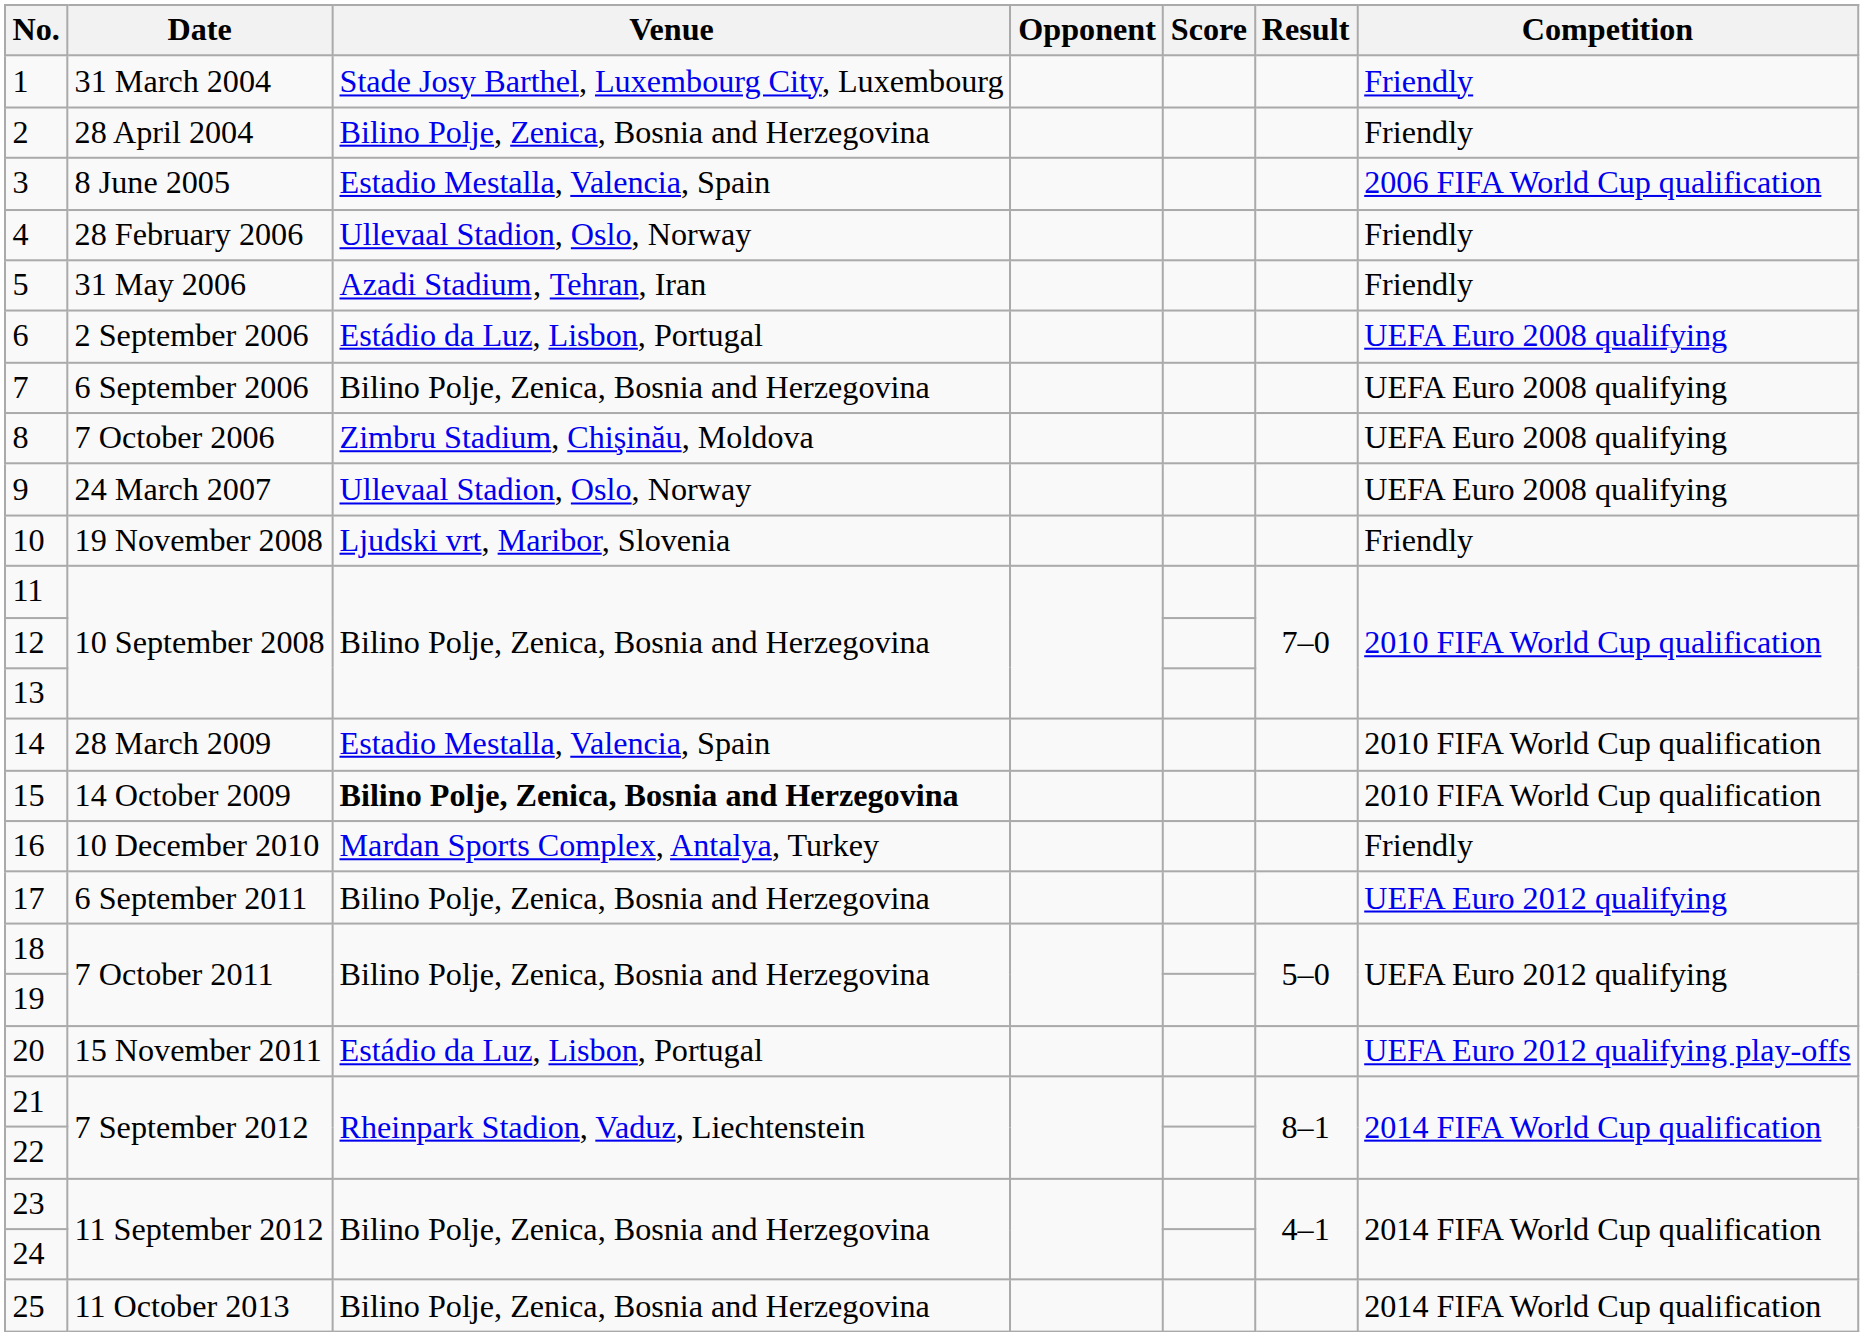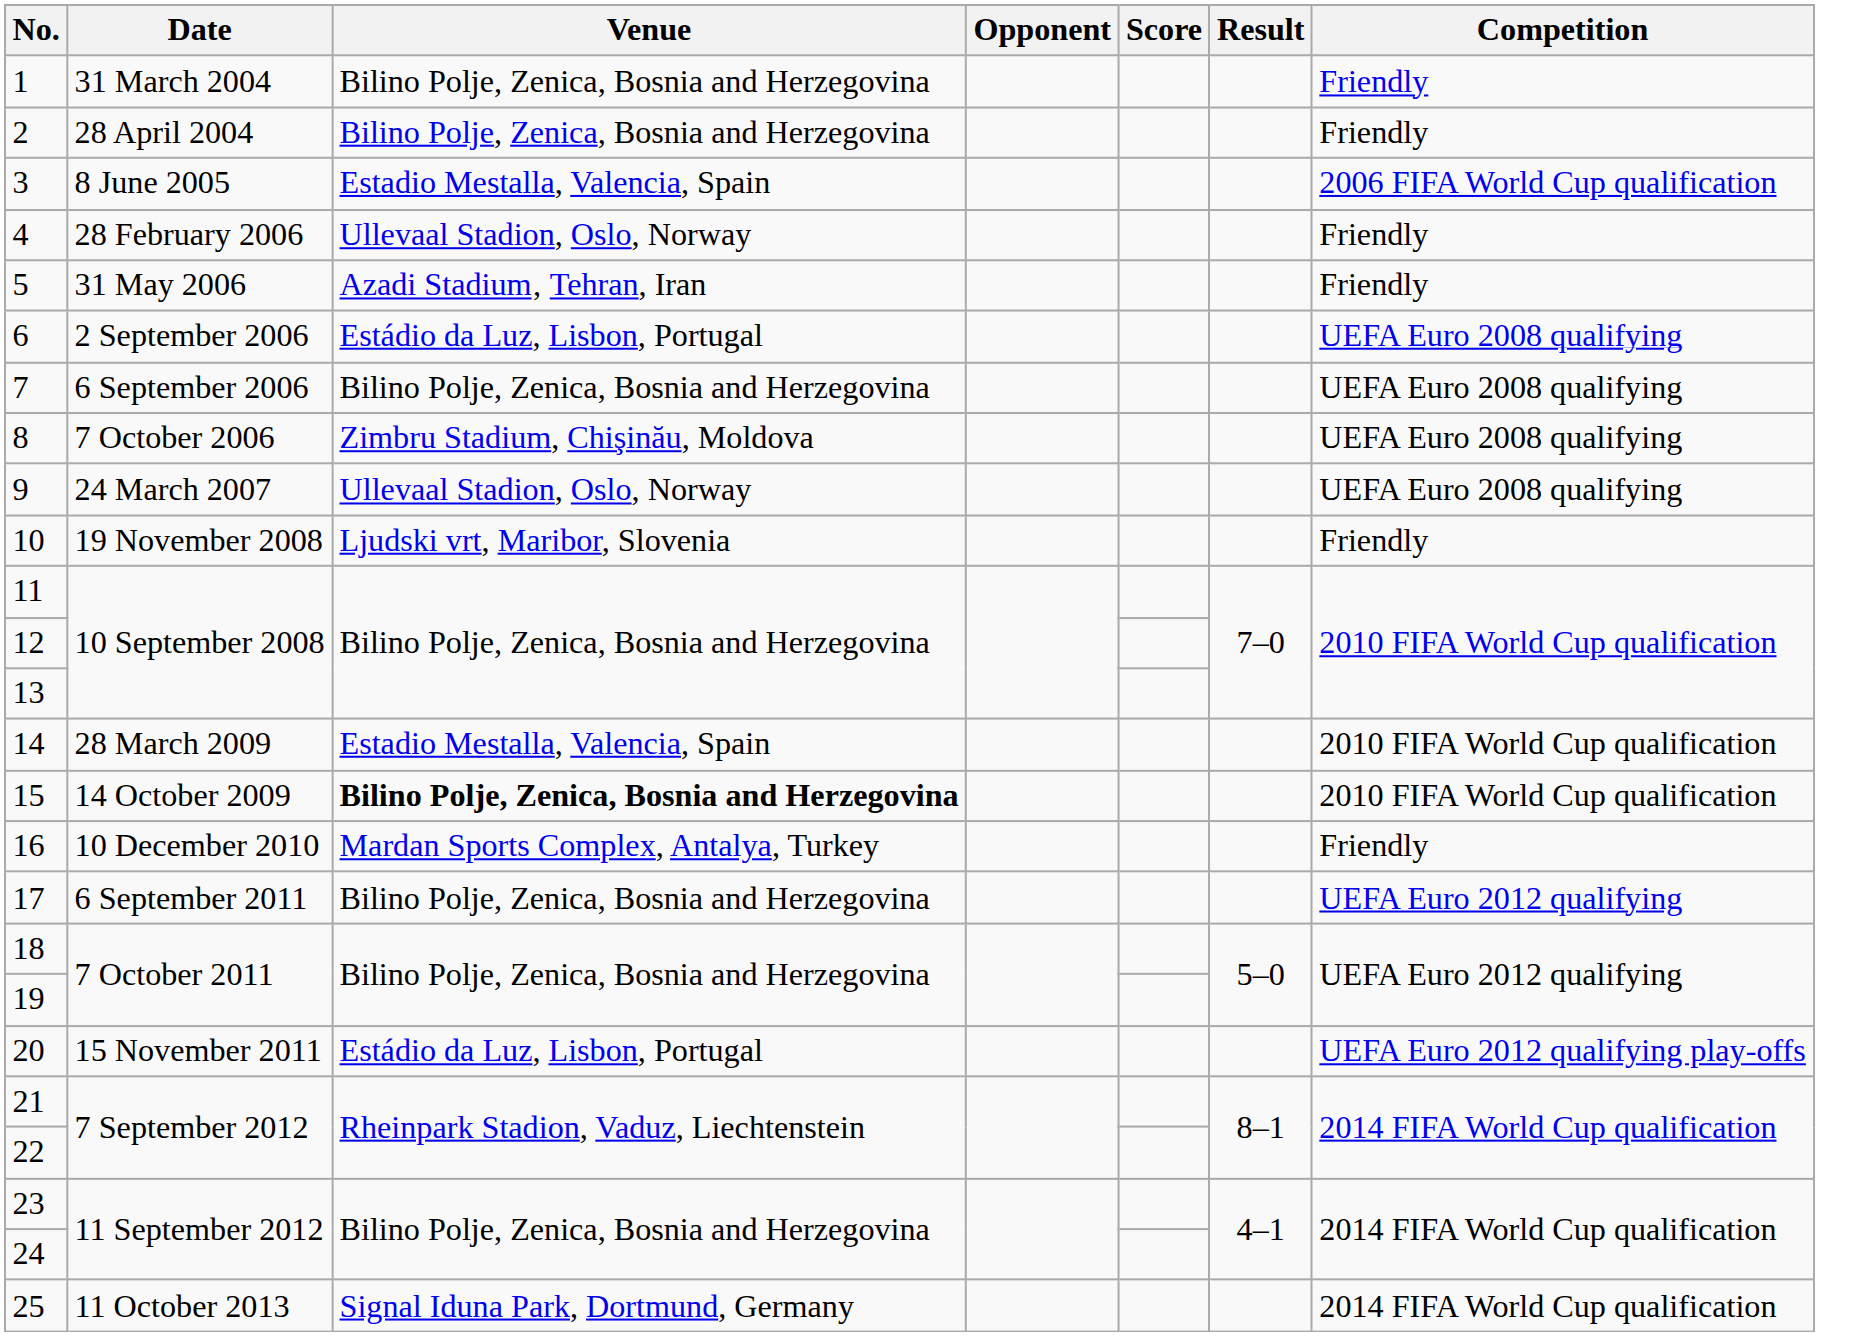(672, 81) Stade Josy Barthel, Luxembourg City, Luxembourg -> (635, 81) Bilino Polje, Zenica, Bosnia and Herzegovina
(635, 1305) Bilino Polje, Zenica, Bosnia and Herzegovina -> (597, 1305) Signal Iduna Park, Dortmund, Germany
